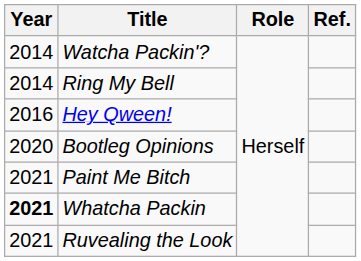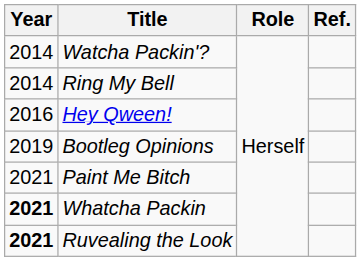(31, 146) 2020 -> (31, 146) 2019
(31, 240) normal -> (31, 240) bold
